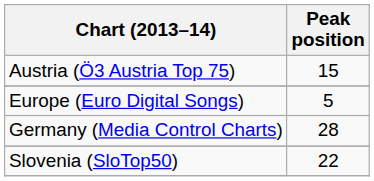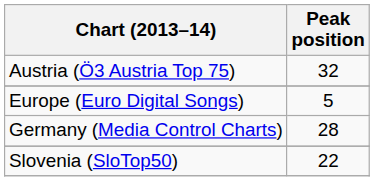(328, 70) 15 -> (328, 70) 32
